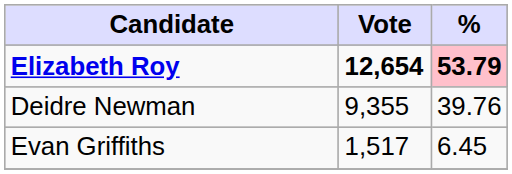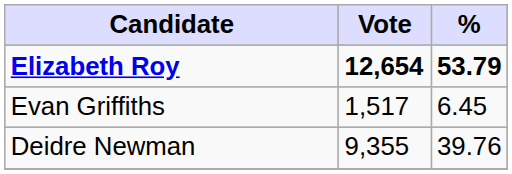(469, 65) pink background -> (469, 65) no background
rows swapped: (103, 106) <-> (88, 147)
